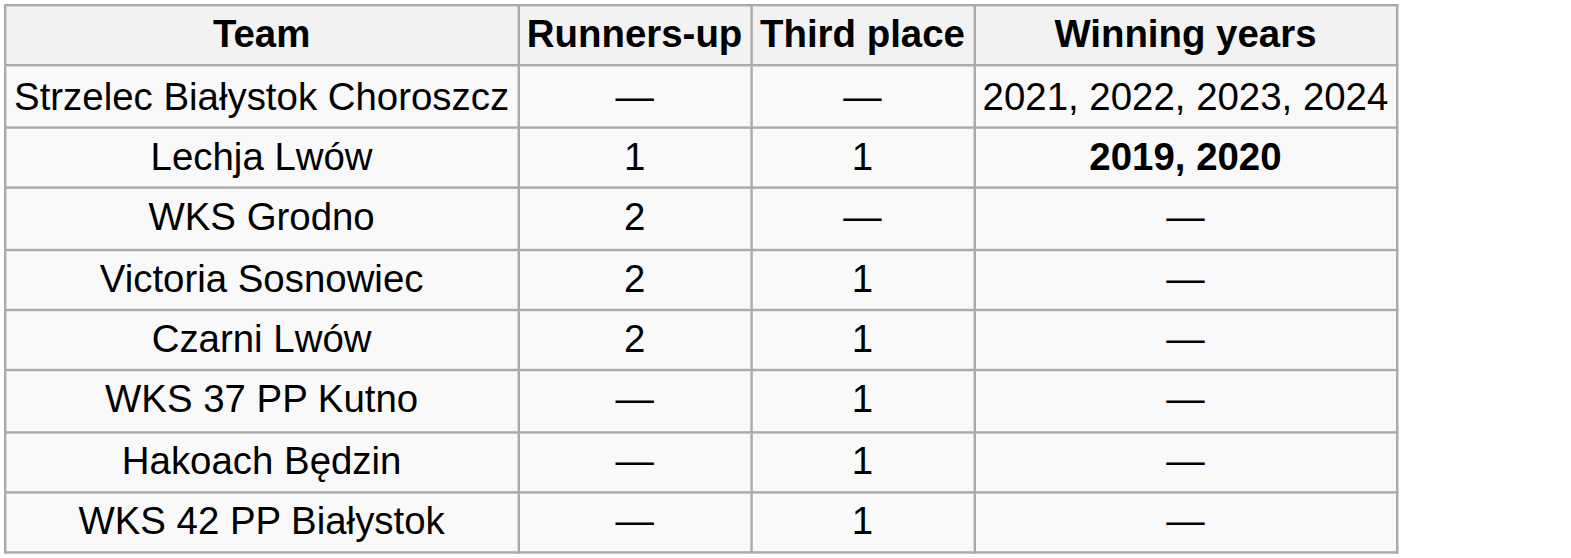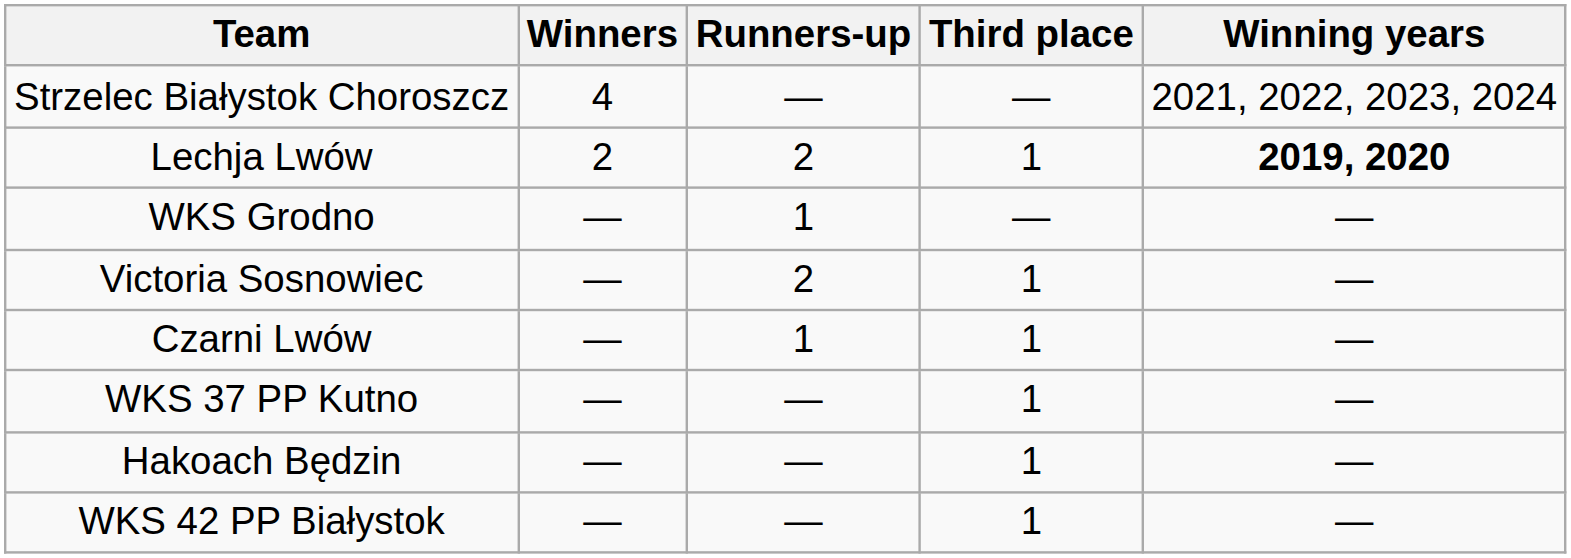+ column: (602, 34)
(635, 156) 1 -> (803, 156) 2
(635, 217) 2 -> (803, 217) 1
(635, 339) 2 -> (803, 339) 1
